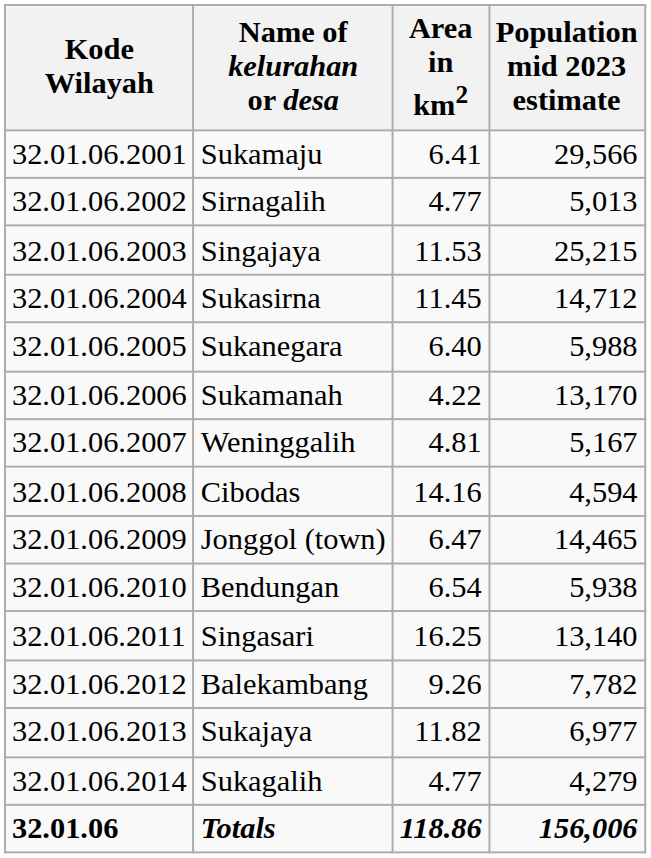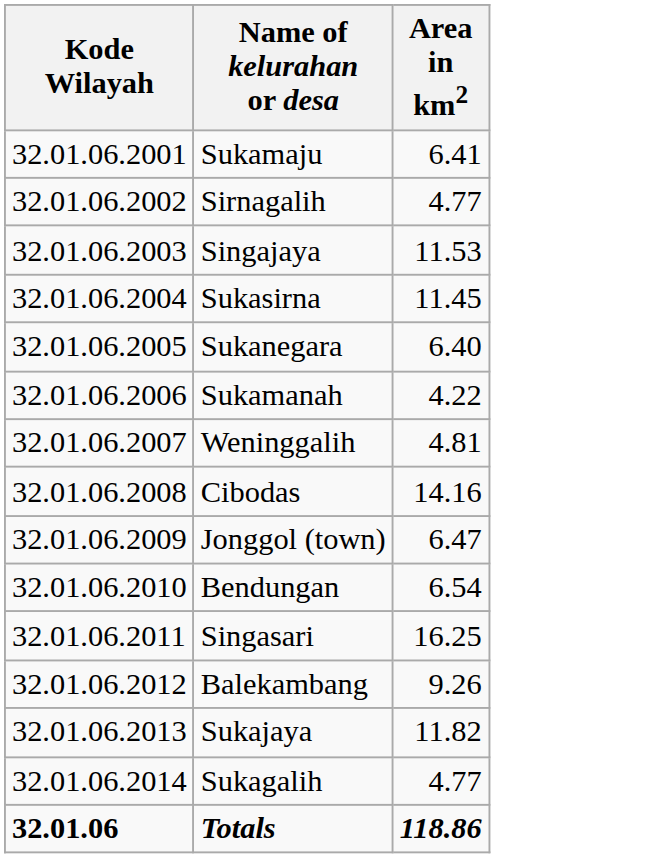- column: (567, 66)
